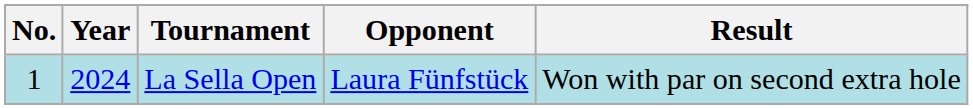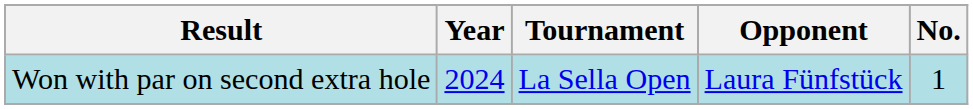columns swapped: (34, 29) <-> (752, 29)
